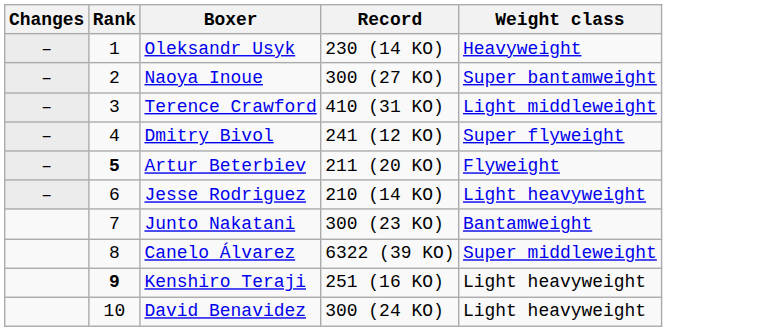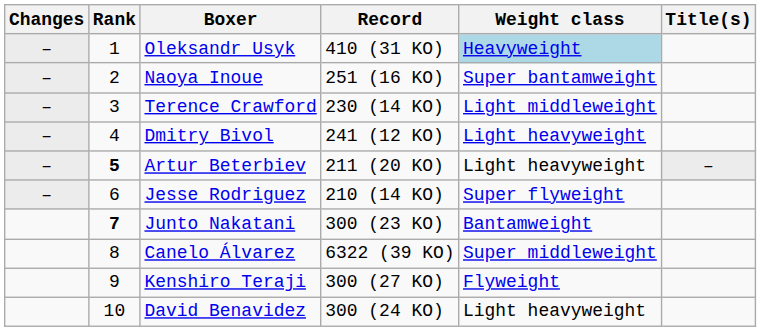+ column: (708, 19)
(385, 49) 230 (14 KO) -> (385, 49) 410 (31 KO)
(522, 49) no background -> (522, 49) lightblue background
(385, 78) 300 (27 KO) -> (385, 78) 251 (16 KO)
(385, 107) 410 (31 KO) -> (385, 107) 230 (14 KO)
(544, 136) Super flyweight -> (555, 136) Light heavyweight
(511, 166) Flyweight -> (555, 166) Light heavyweight
(555, 195) Light heavyweight -> (544, 195) Super flyweight
(114, 224) normal -> (114, 224) bold
(114, 282) bold -> (114, 282) normal
(385, 282) 251 (16 KO) -> (385, 282) 300 (27 KO)
(555, 282) Light heavyweight -> (511, 282) Flyweight
